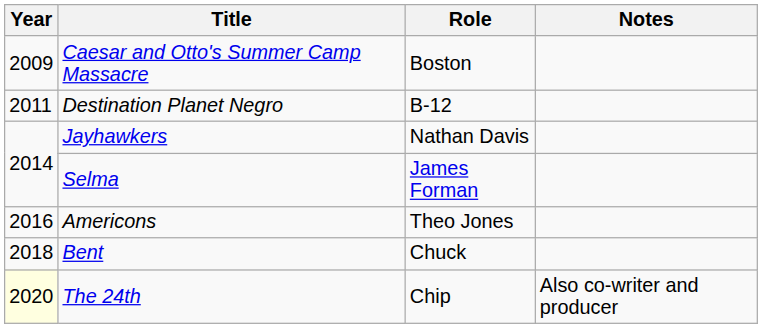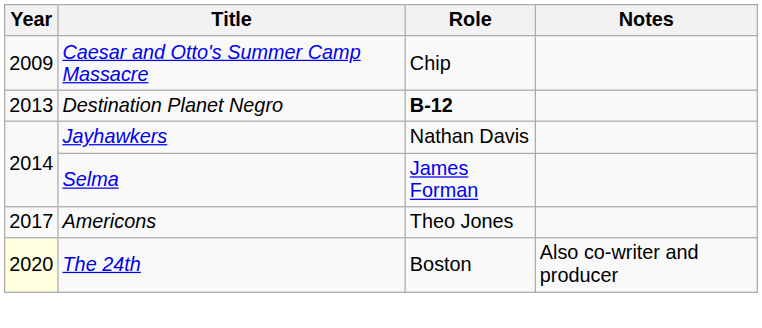(441, 62) Boston -> (430, 62) Chip
(31, 105) 2011 -> (31, 105) 2013
(431, 105) normal -> (431, 105) bold
(31, 222) 2016 -> (31, 222) 2017
- row: (83, 253)
(430, 296) Chip -> (441, 264) Boston
